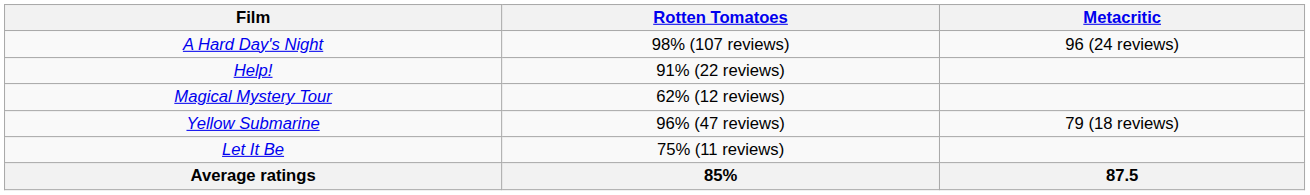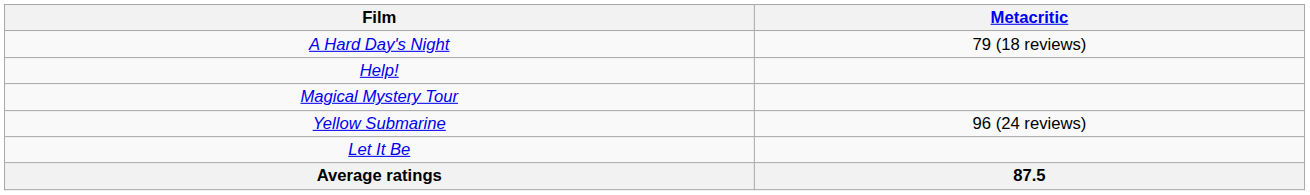- column: (721, 17)
(1122, 44) 96 (24 reviews) -> (1029, 44) 79 (18 reviews)
(1122, 123) 79 (18 reviews) -> (1029, 123) 96 (24 reviews)
